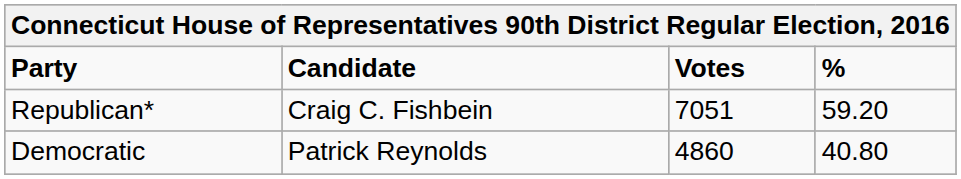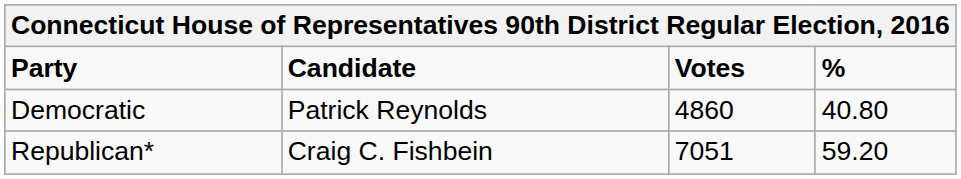rows swapped: (83, 109) <-> (78, 151)
